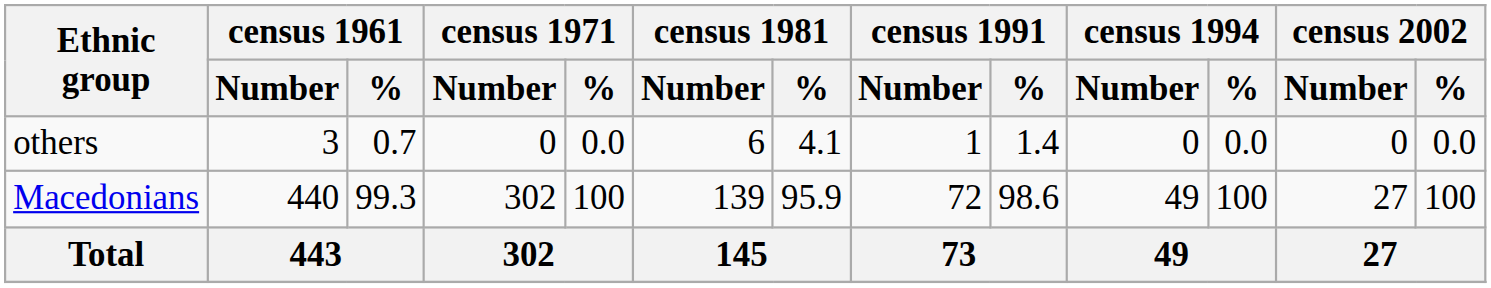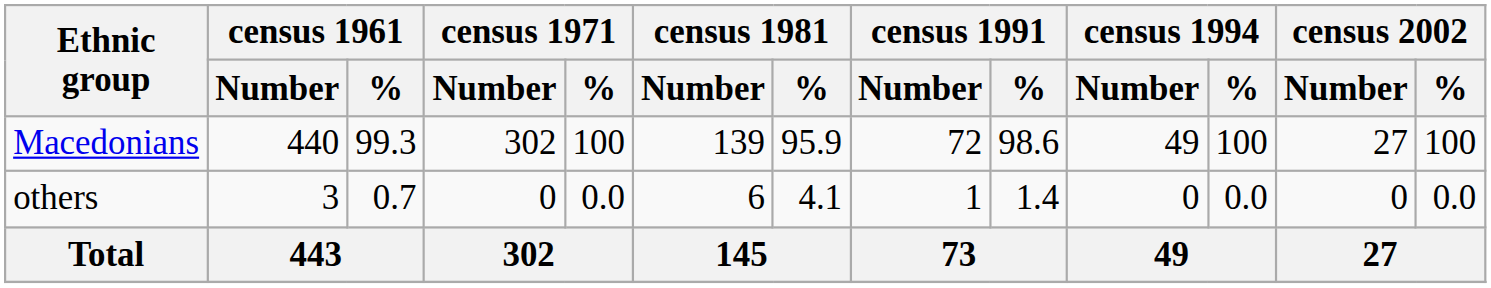rows swapped: (106, 198) <-> (56, 142)
